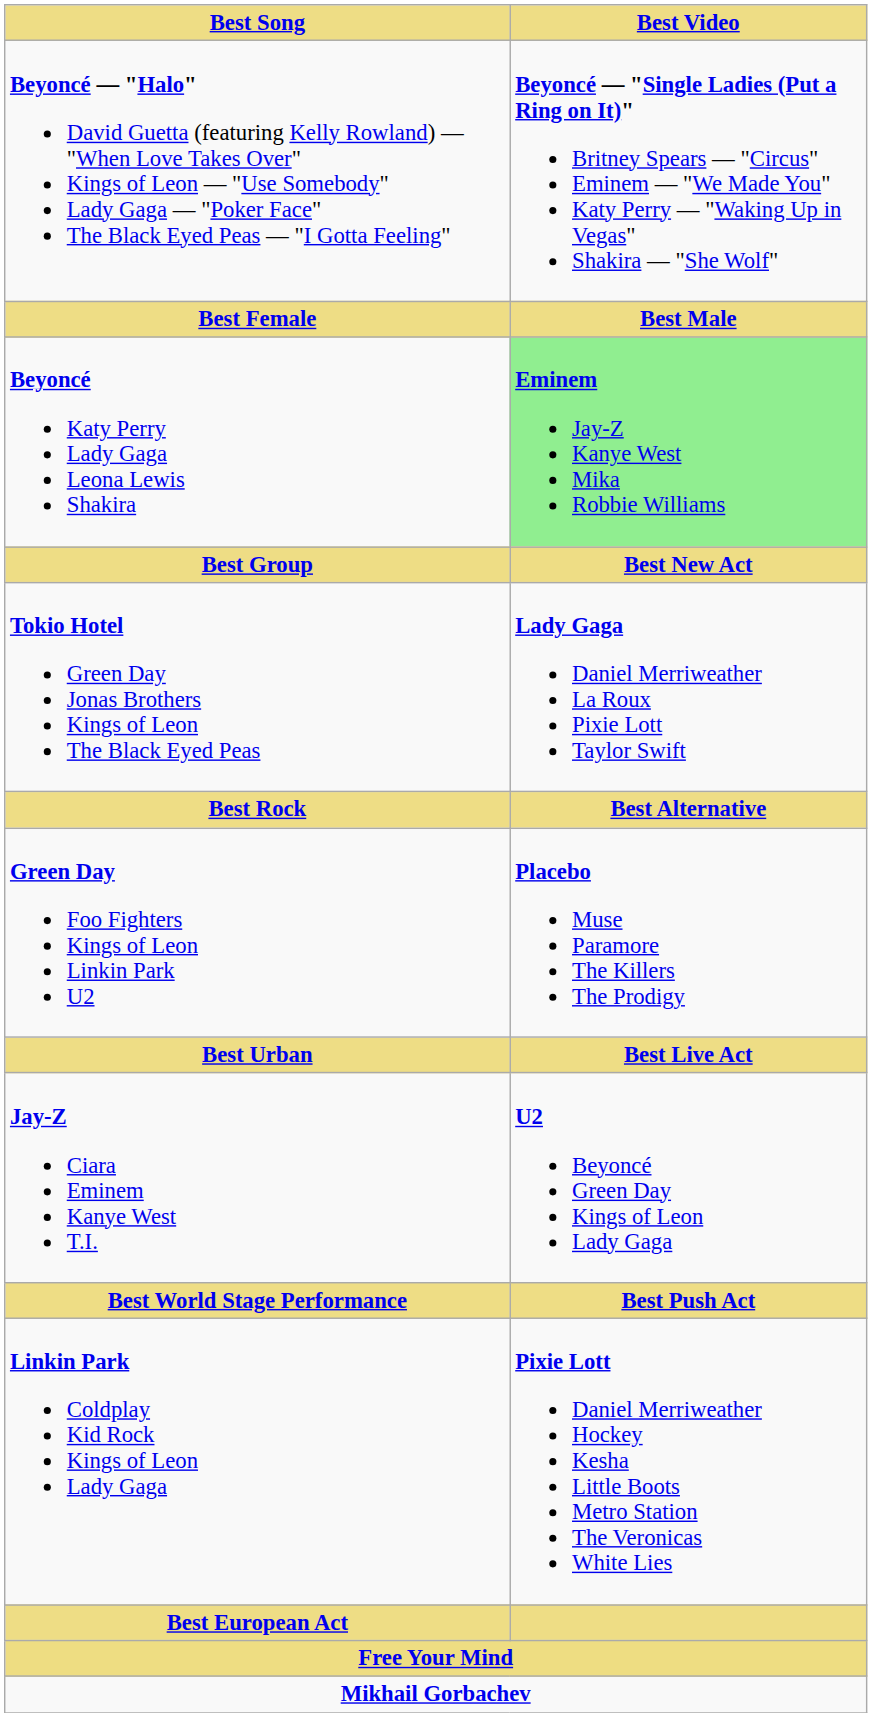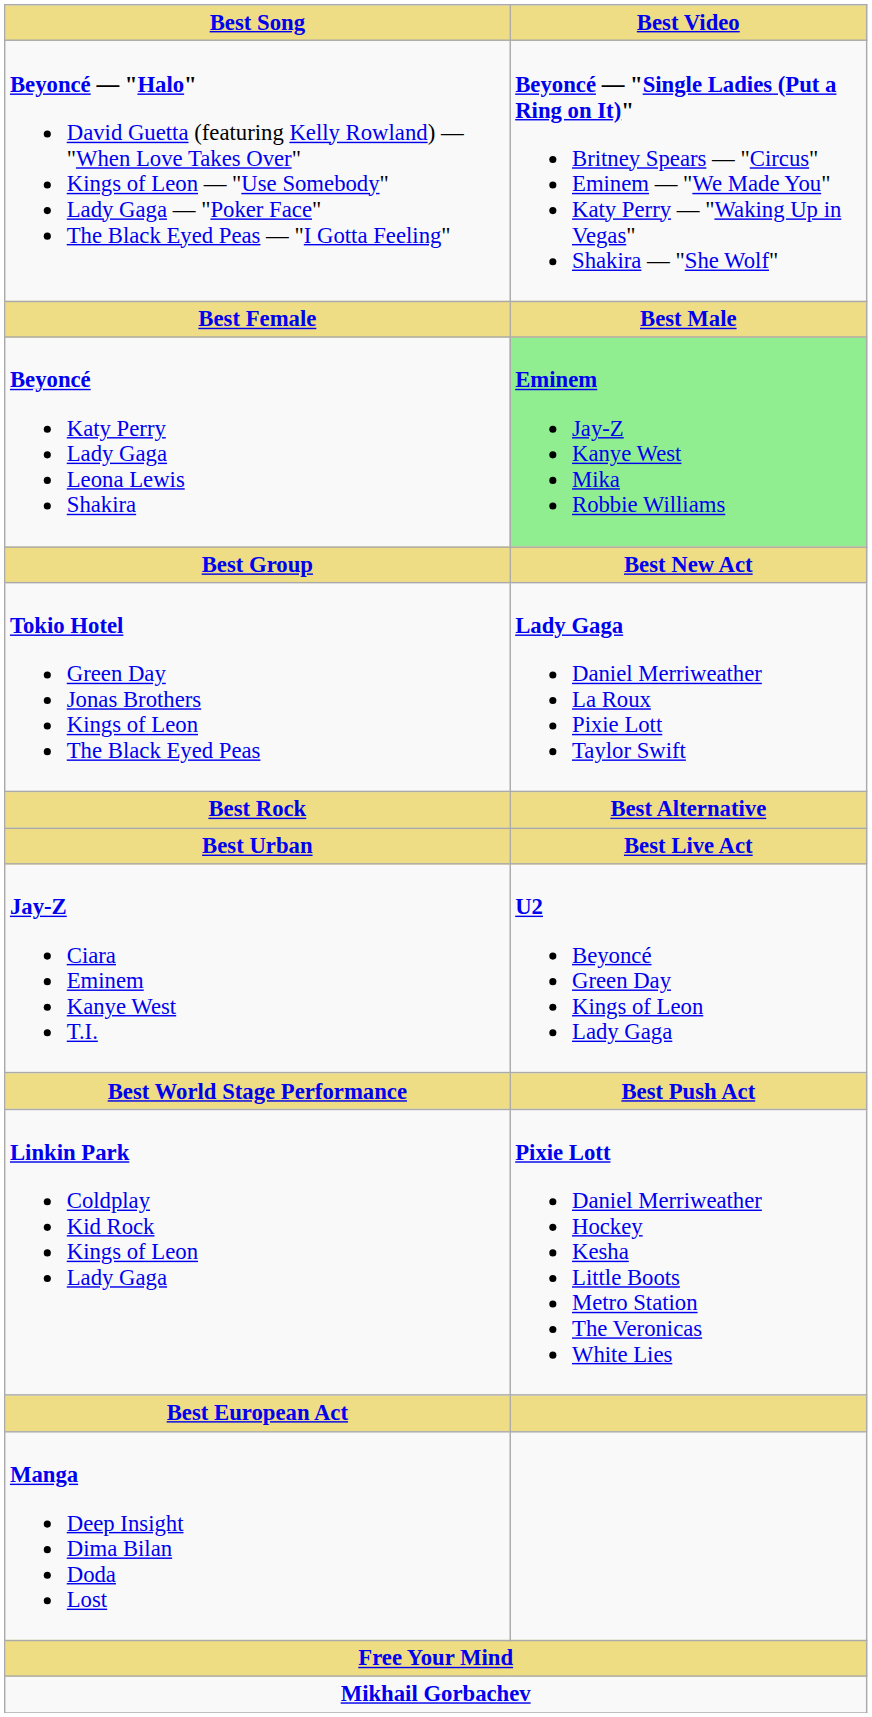- row: (257, 934)
+ row: (257, 1537)
